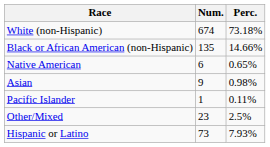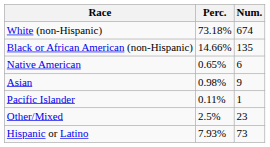columns swapped: (211, 13) <-> (245, 13)
